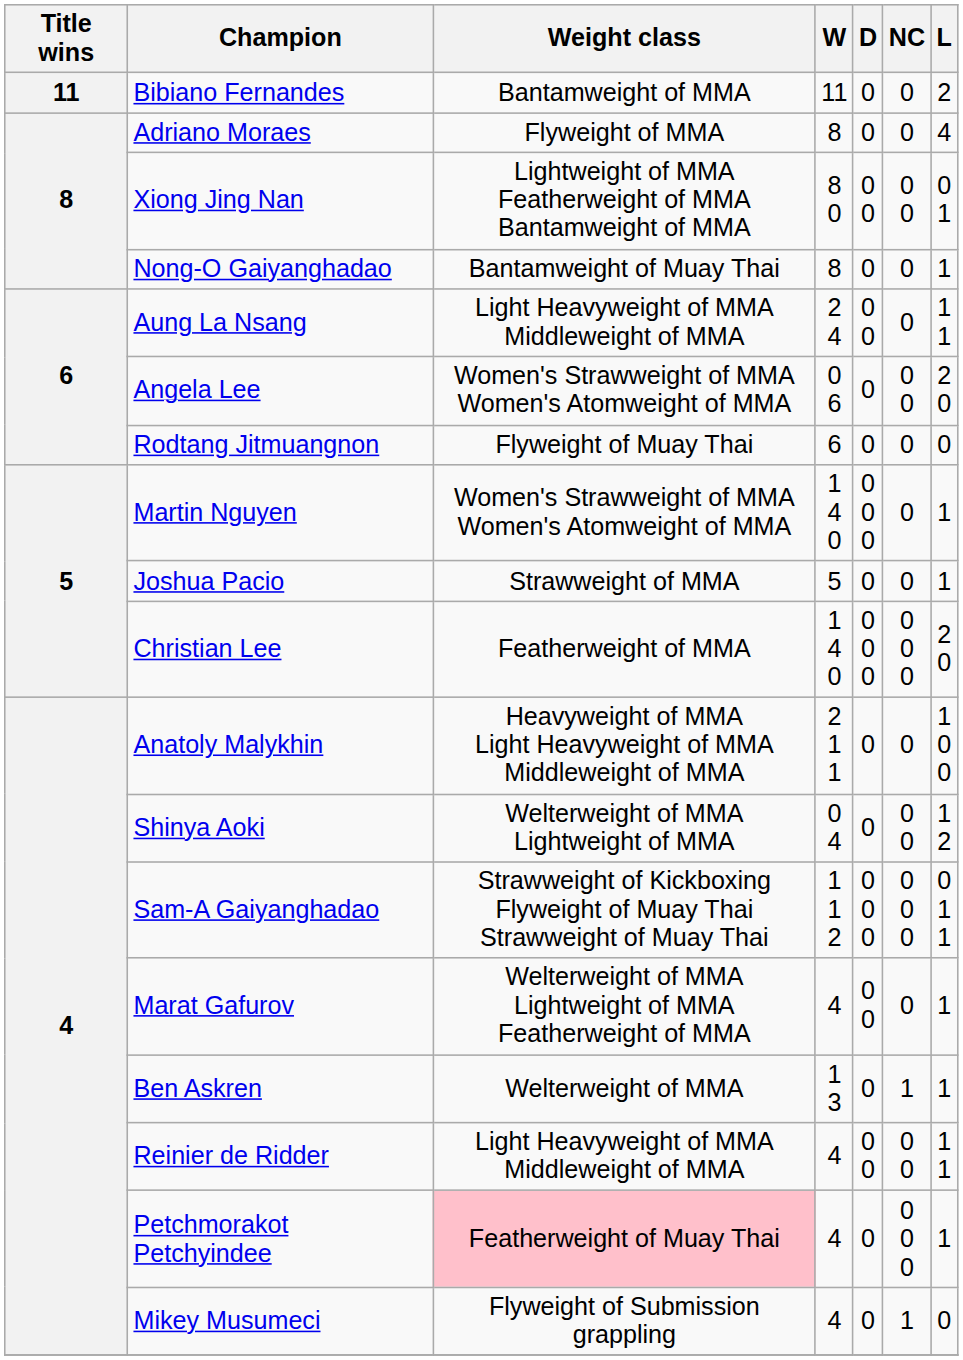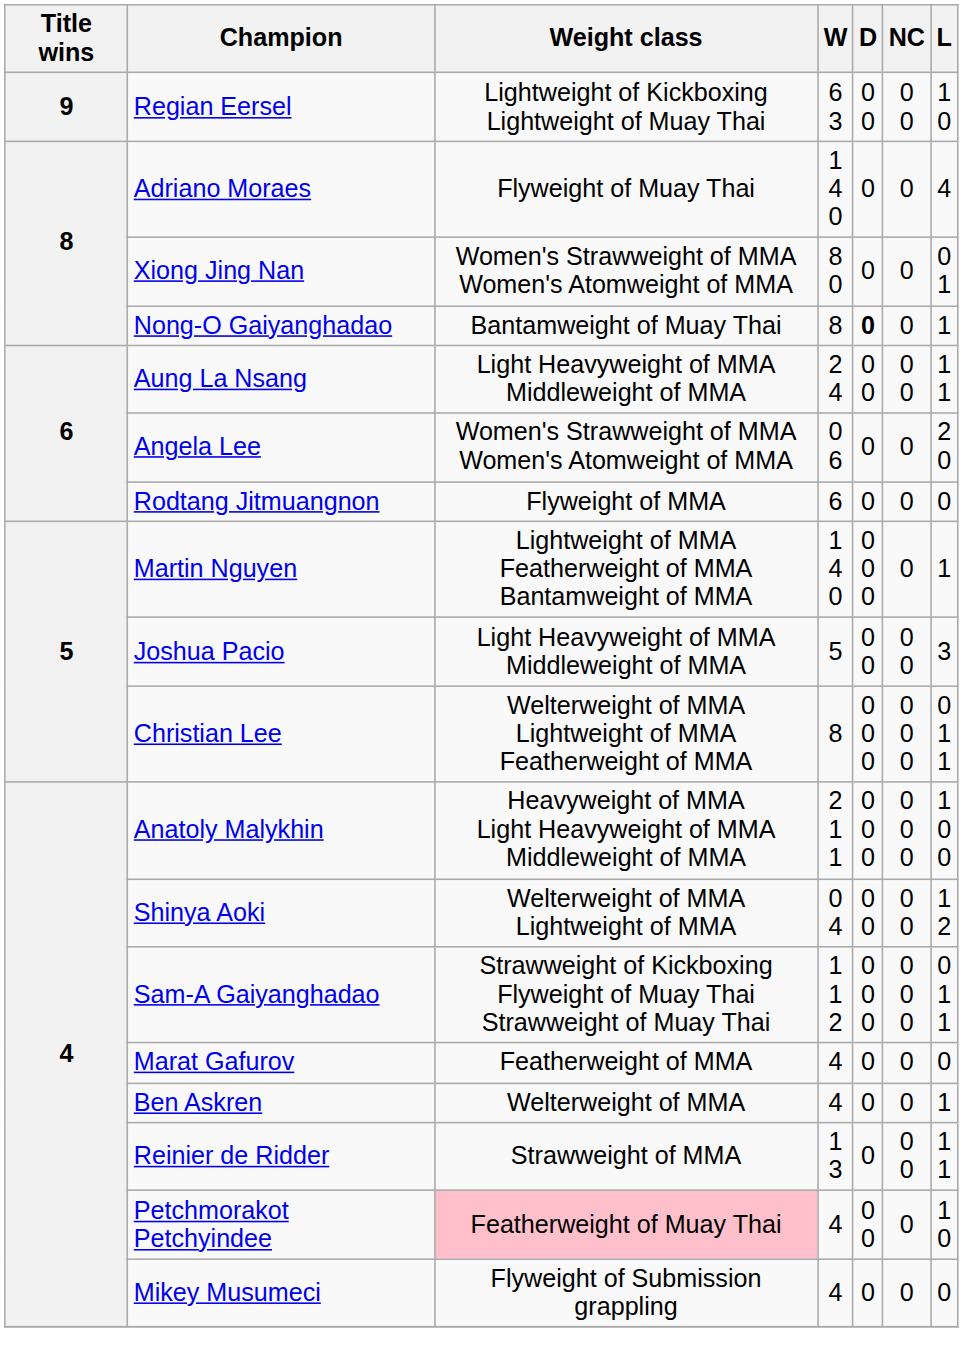- row: (239, 92)
+ row: (213, 106)
(624, 132) Flyweight of MMA -> (626, 188) Flyweight of Muay Thai
(834, 132) 8 -> (836, 188) 1 4 0
(624, 200) Lightweight of MMA Featherweight of MMA Bantamweight of MMA -> (626, 271) Women's Strawweight of MMA Women's Atomweight of MMA
(868, 200) 0 0 -> (868, 271) 0
(907, 200) 0 0 -> (907, 271) 0
(868, 268) normal -> (868, 325) bold
(907, 322) 0 -> (907, 379) 0 0
(907, 390) 0 0 -> (907, 447) 0
(624, 444) Flyweight of Muay Thai -> (626, 501) Flyweight of MMA
(624, 512) Women's Strawweight of MMA Women's Atomweight of MMA -> (626, 569) Lightweight of MMA Featherweight of MMA Bantamweight of MMA
(624, 580) Strawweight of MMA -> (626, 651) Light Heavyweight of MMA Middleweight of MMA
(868, 580) 0 -> (868, 651) 0 0
(907, 580) 0 -> (907, 651) 0 0
(944, 580) 1 -> (944, 651) 3
(624, 648) Featherweight of MMA -> (626, 733) Welterweight of MMA Lightweight of MMA Featherweight of MMA
(834, 648) 1 4 0 -> (836, 733) 8
(944, 648) 2 0 -> (944, 733) 0 1 1
(868, 745) 0 -> (868, 830) 0 0 0
(907, 745) 0 -> (907, 830) 0 0 0
(868, 827) 0 -> (868, 912) 0 0
(624, 1006) Welterweight of MMA Lightweight of MMA Featherweight of MMA -> (626, 1062) Featherweight of MMA
(868, 1006) 0 0 -> (868, 1062) 0
(944, 1006) 1 -> (944, 1062) 0
(834, 1088) 1 3 -> (836, 1102) 4
(907, 1088) 1 -> (907, 1102) 0
(624, 1156) Light Heavyweight of MMA Middleweight of MMA -> (626, 1156) Strawweight of MMA
(834, 1156) 4 -> (836, 1156) 1 3
(868, 1156) 0 0 -> (868, 1156) 0
(868, 1238) 0 -> (868, 1224) 0 0
(907, 1238) 0 0 0 -> (907, 1224) 0
(944, 1238) 1 -> (944, 1224) 1 0
(907, 1320) 1 -> (907, 1292) 0
